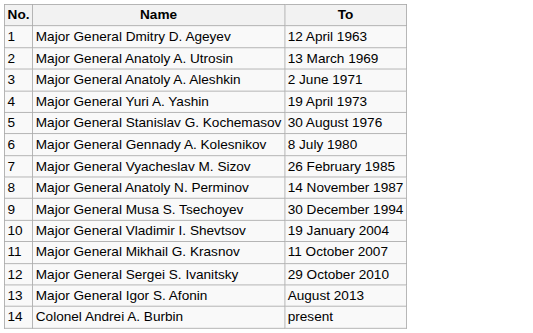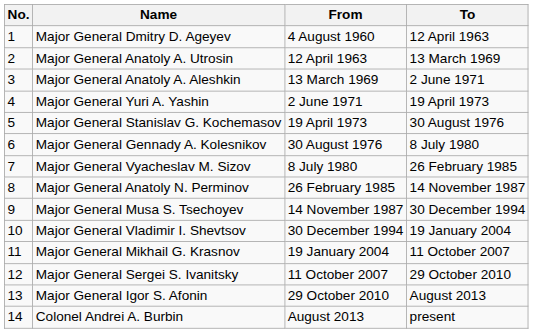+ column: (346, 15)
